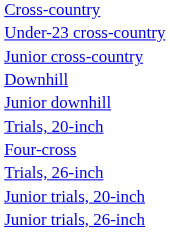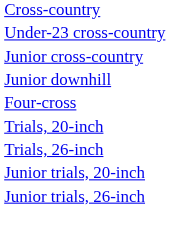- row: (36, 79)
rows swapped: (40, 149) <-> (54, 126)
